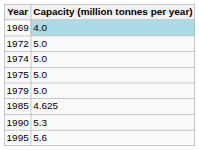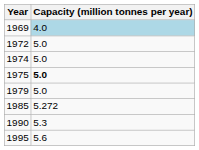(40, 75) normal -> (40, 75) bold
(46, 106) 4.625 -> (46, 106) 5.272
